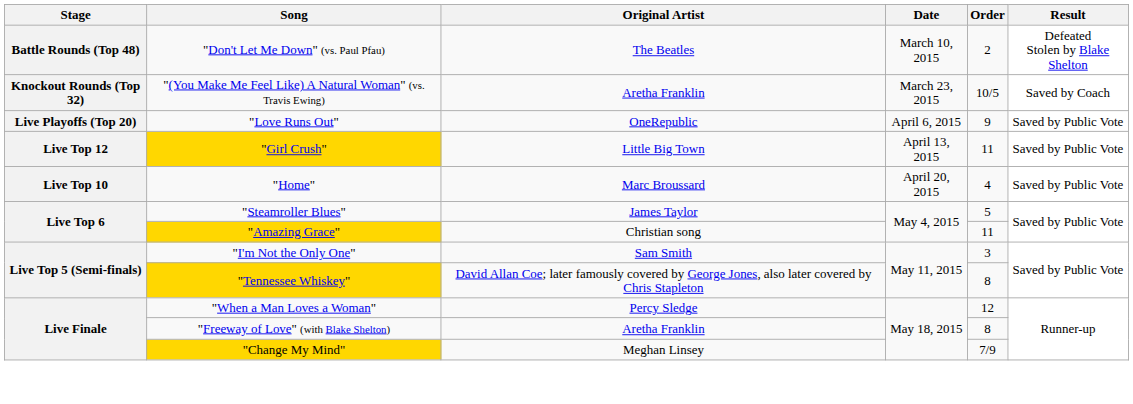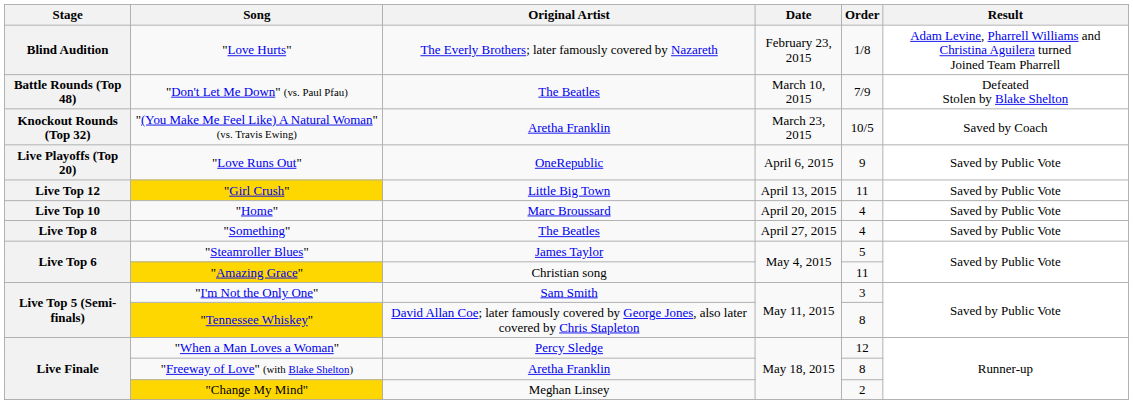+ row: (257, 50)
(987, 50) 2 -> (862, 92) 7/9
+ row: (257, 231)
(987, 350) 7/9 -> (862, 390) 2
